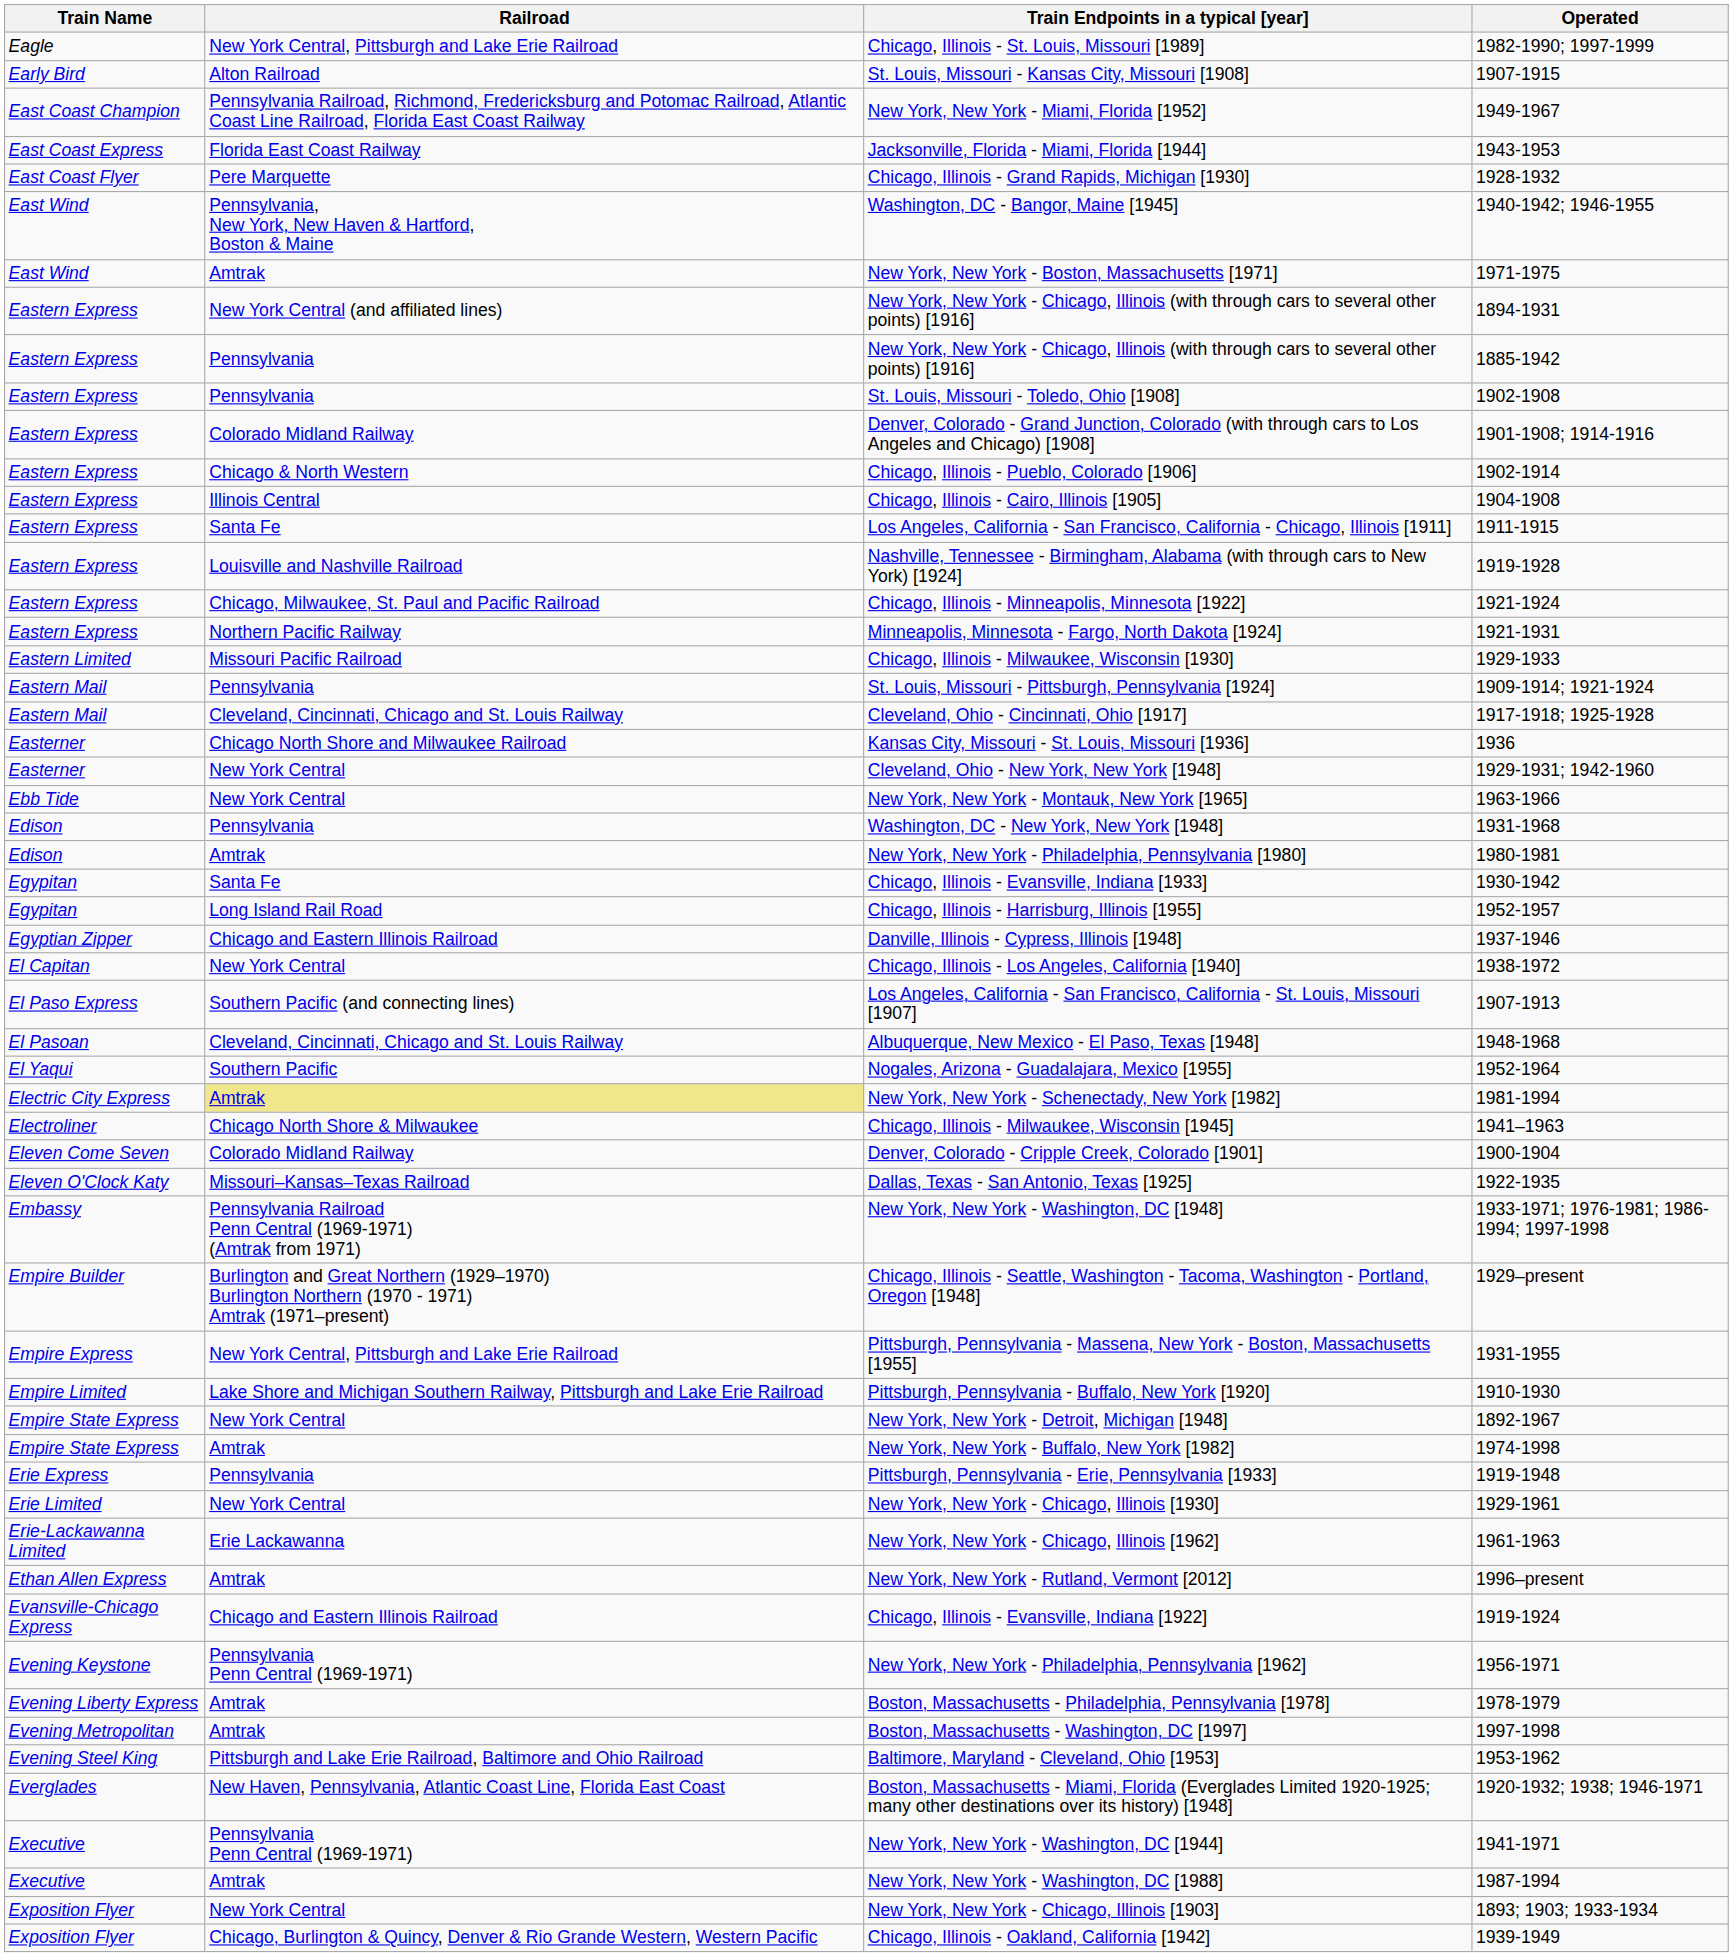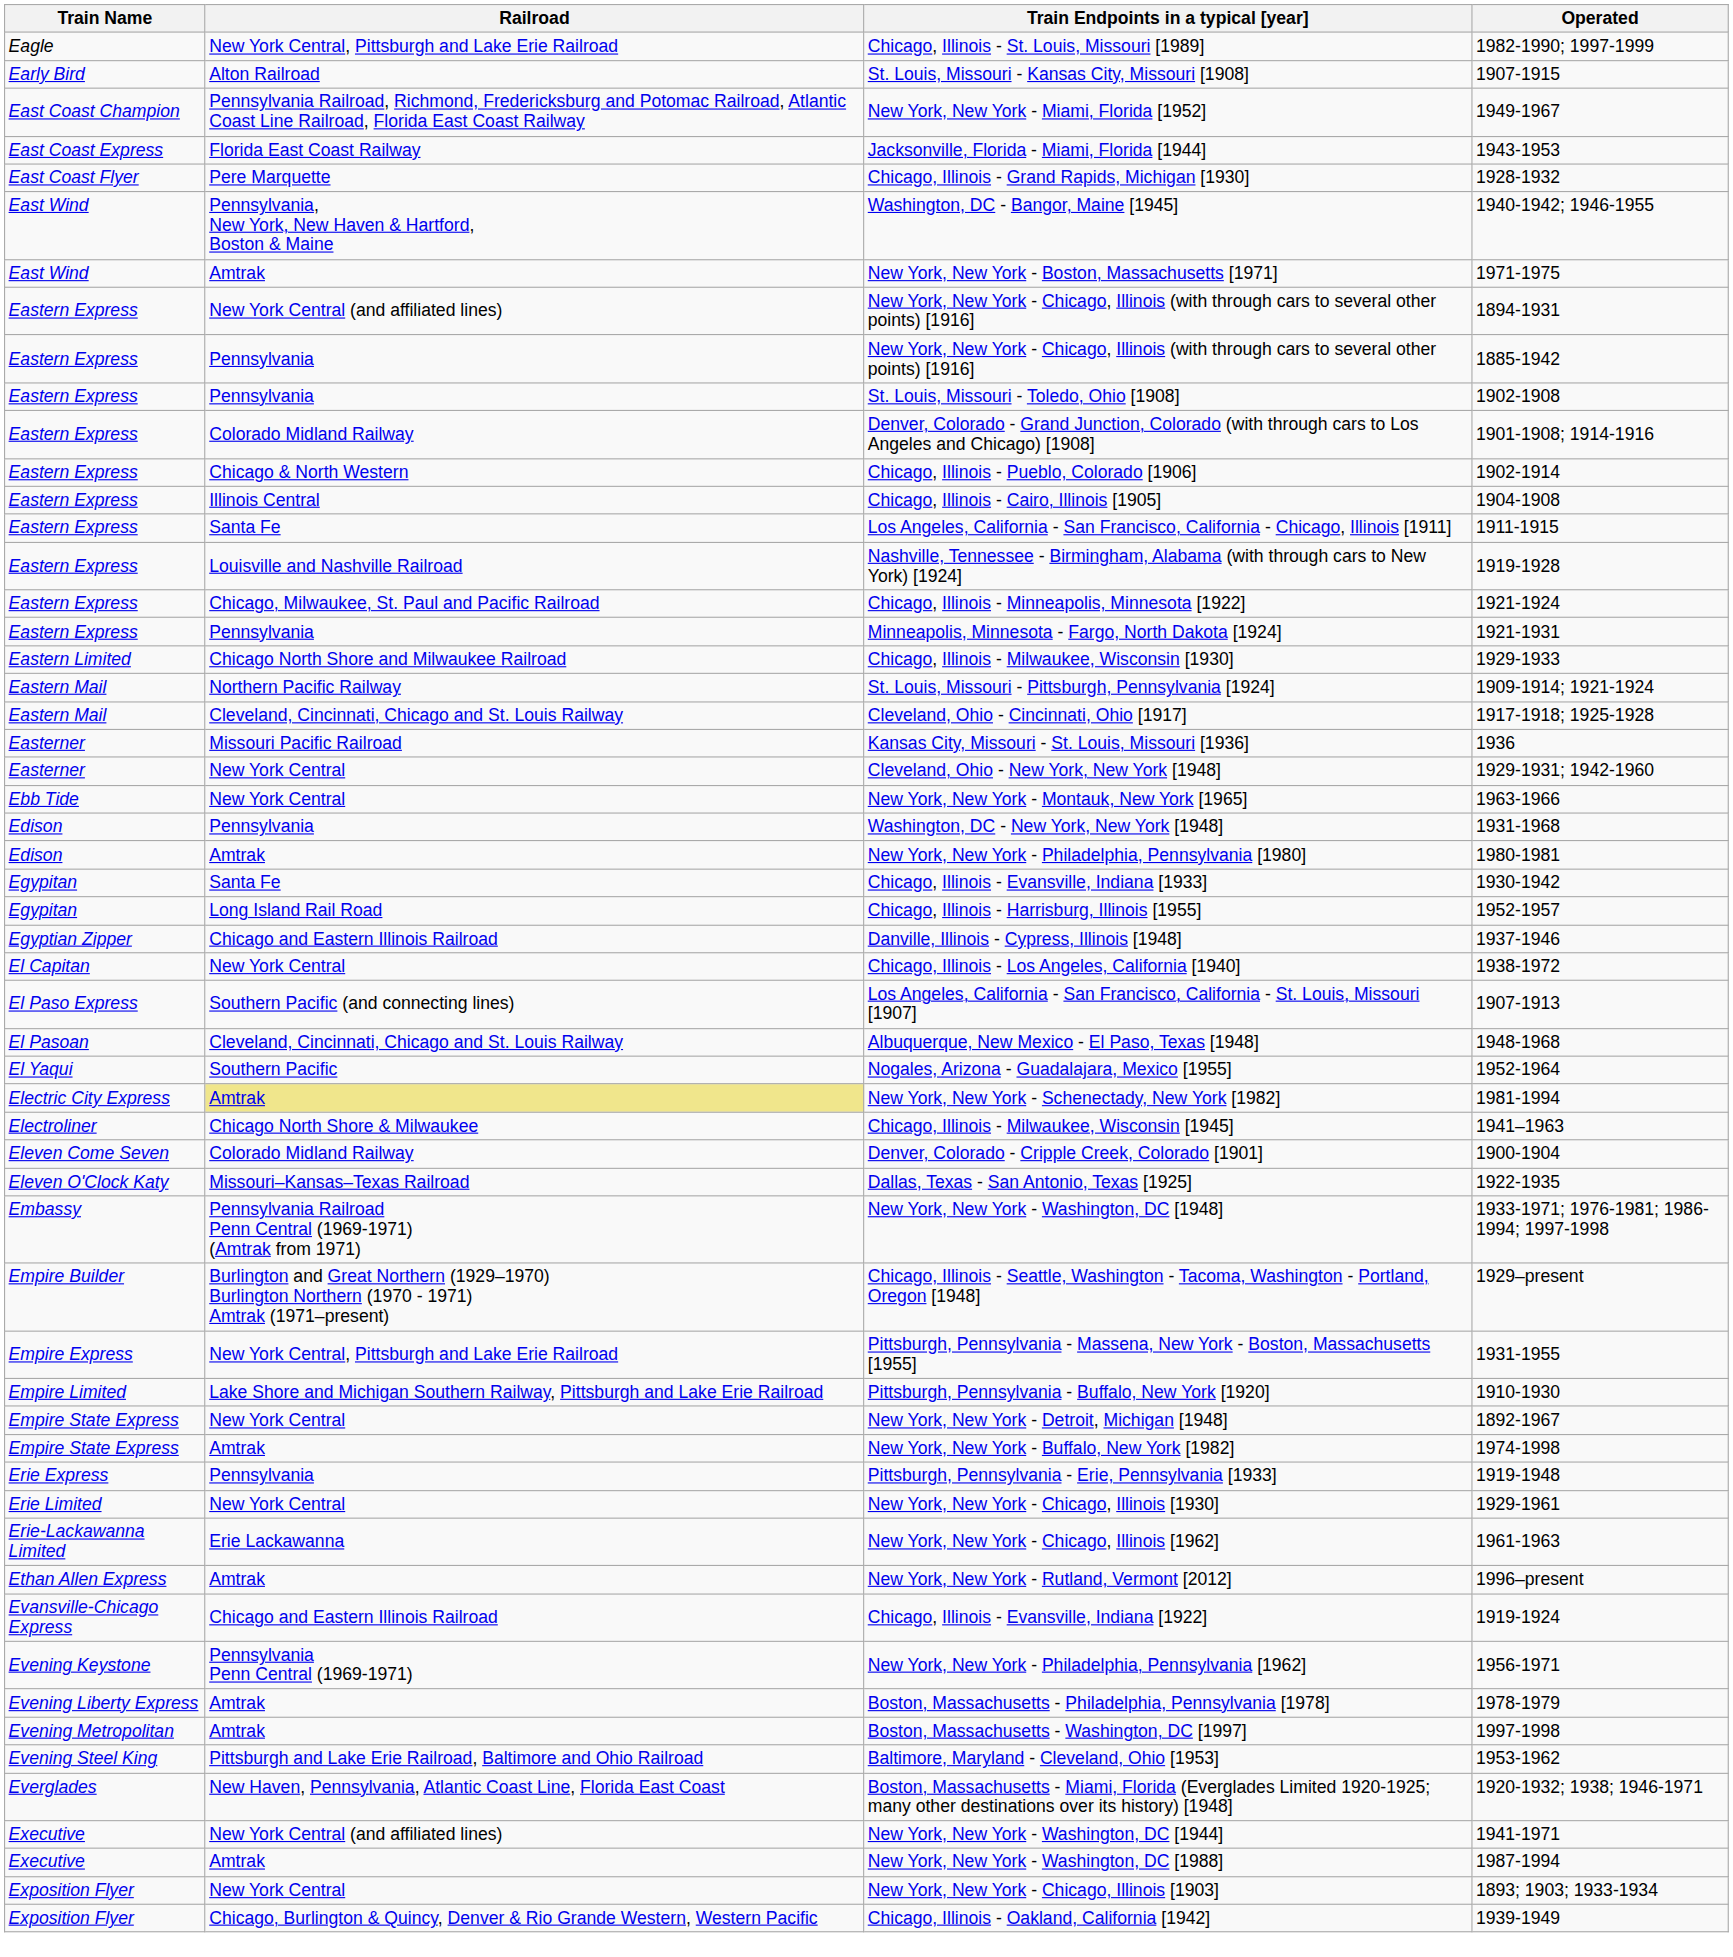(305, 631) Northern Pacific Railway -> (262, 631) Pennsylvania
(306, 659) Missouri Pacific Railroad -> (388, 659) Chicago North Shore and Milwaukee Railroad
(262, 687) Pennsylvania -> (305, 687) Northern Pacific Railway
(388, 743) Chicago North Shore and Milwaukee Railroad -> (306, 743) Missouri Pacific Railroad
(311, 1844) Pennsylvania Penn Central (1969-1971) -> (356, 1834) New York Central (and affiliated lines)
